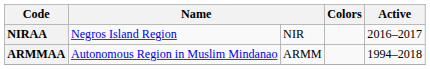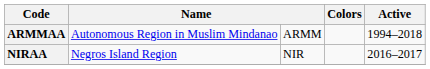rows swapped: (36, 54) <-> (27, 34)
